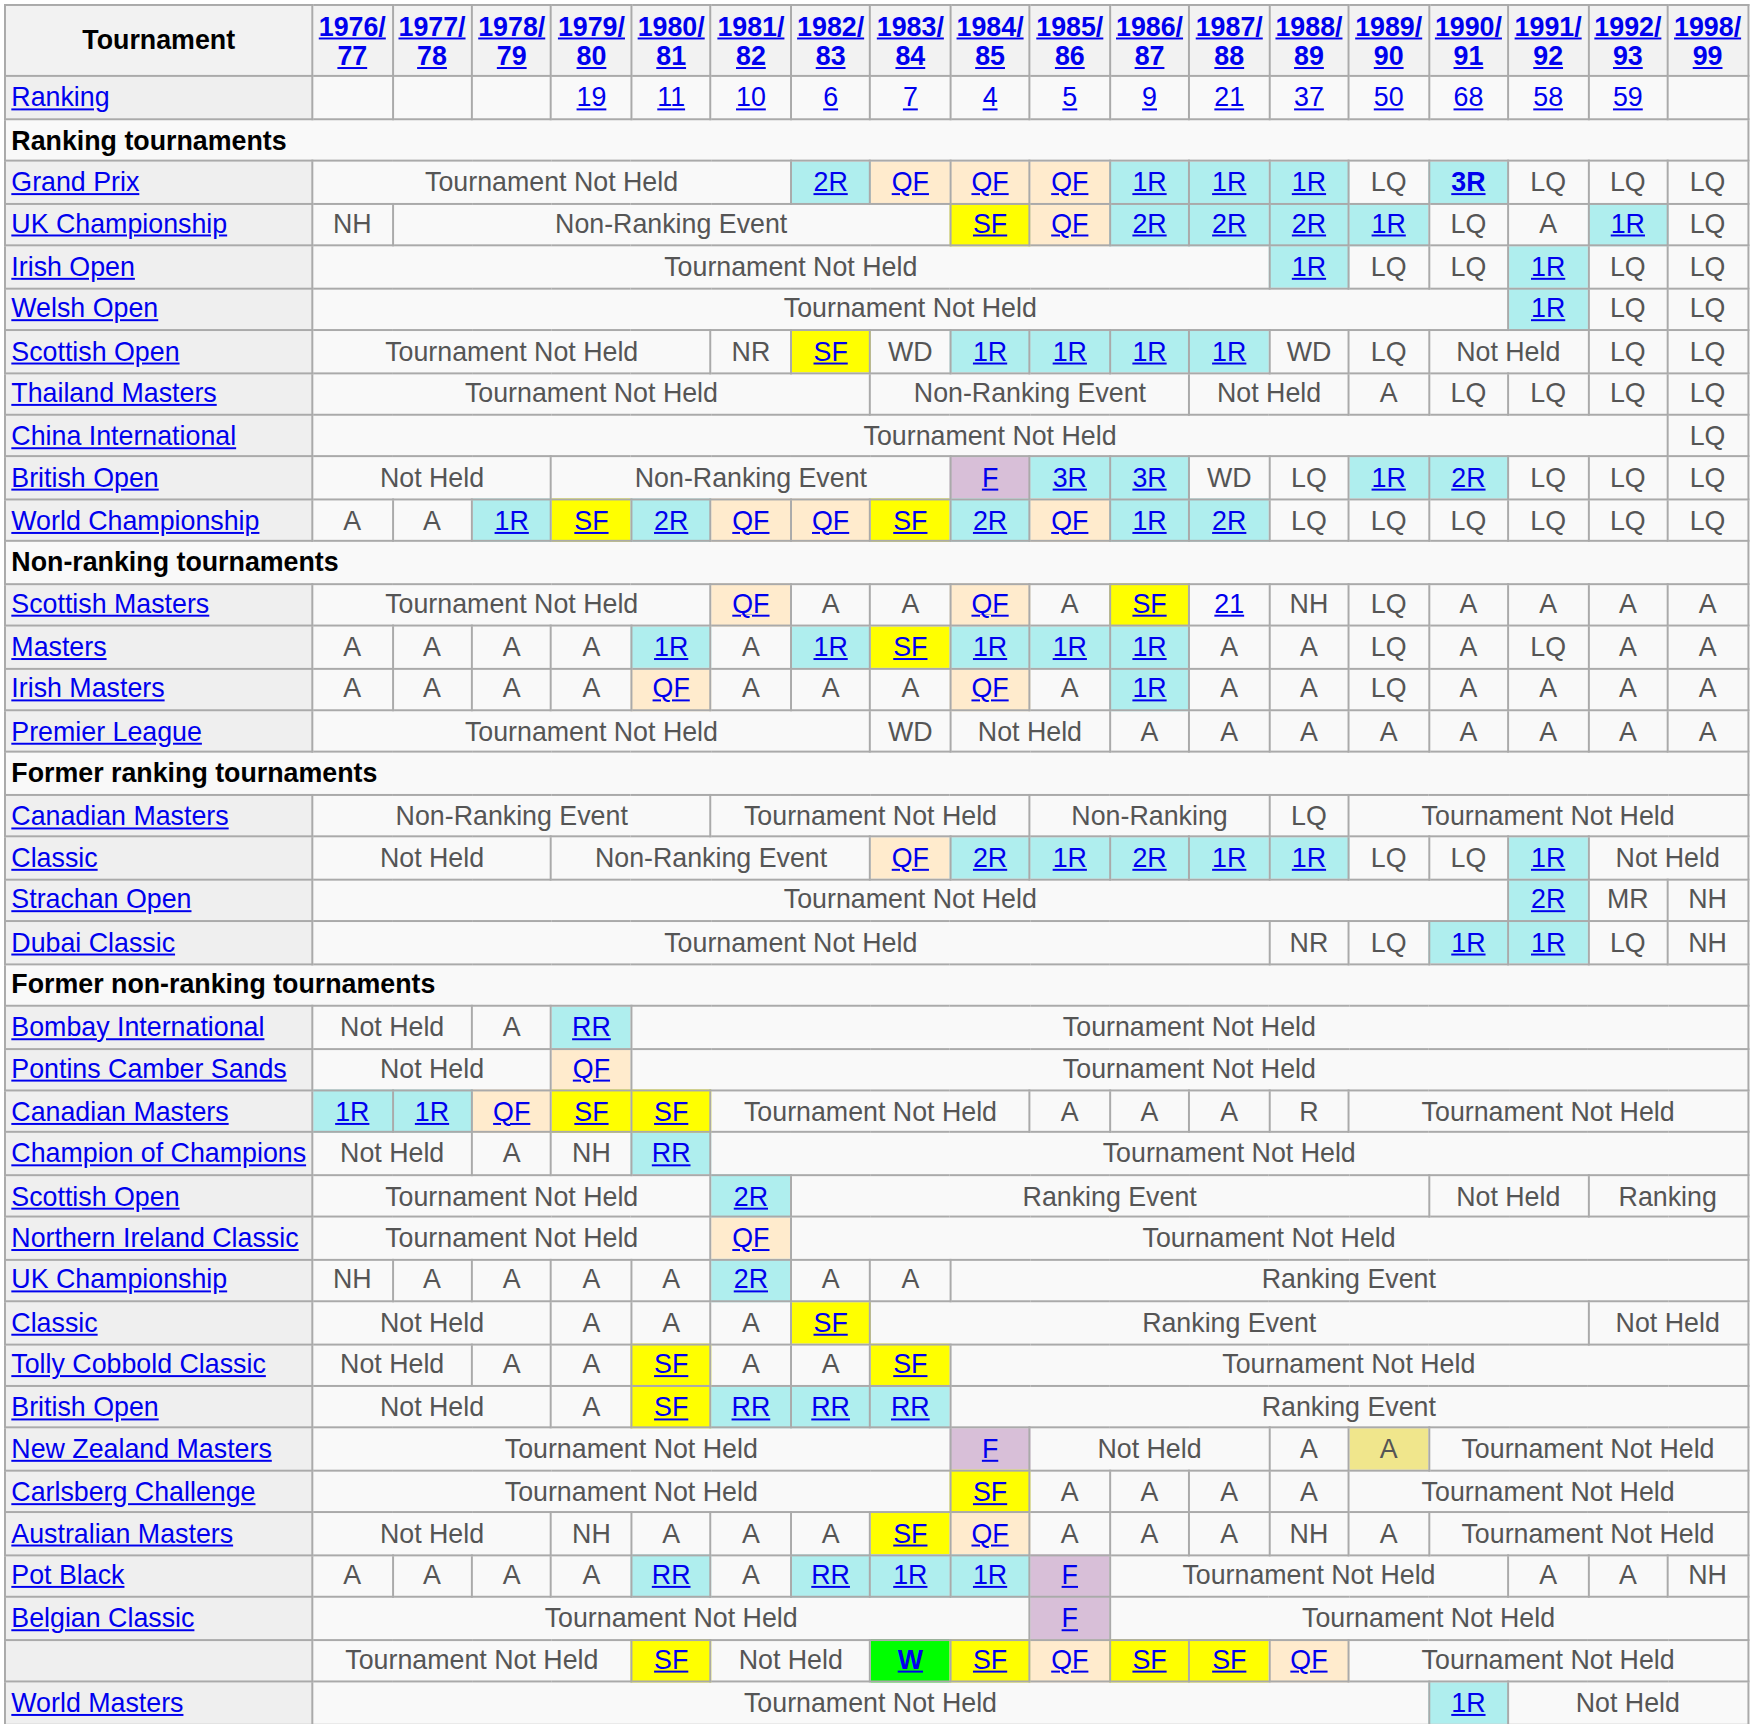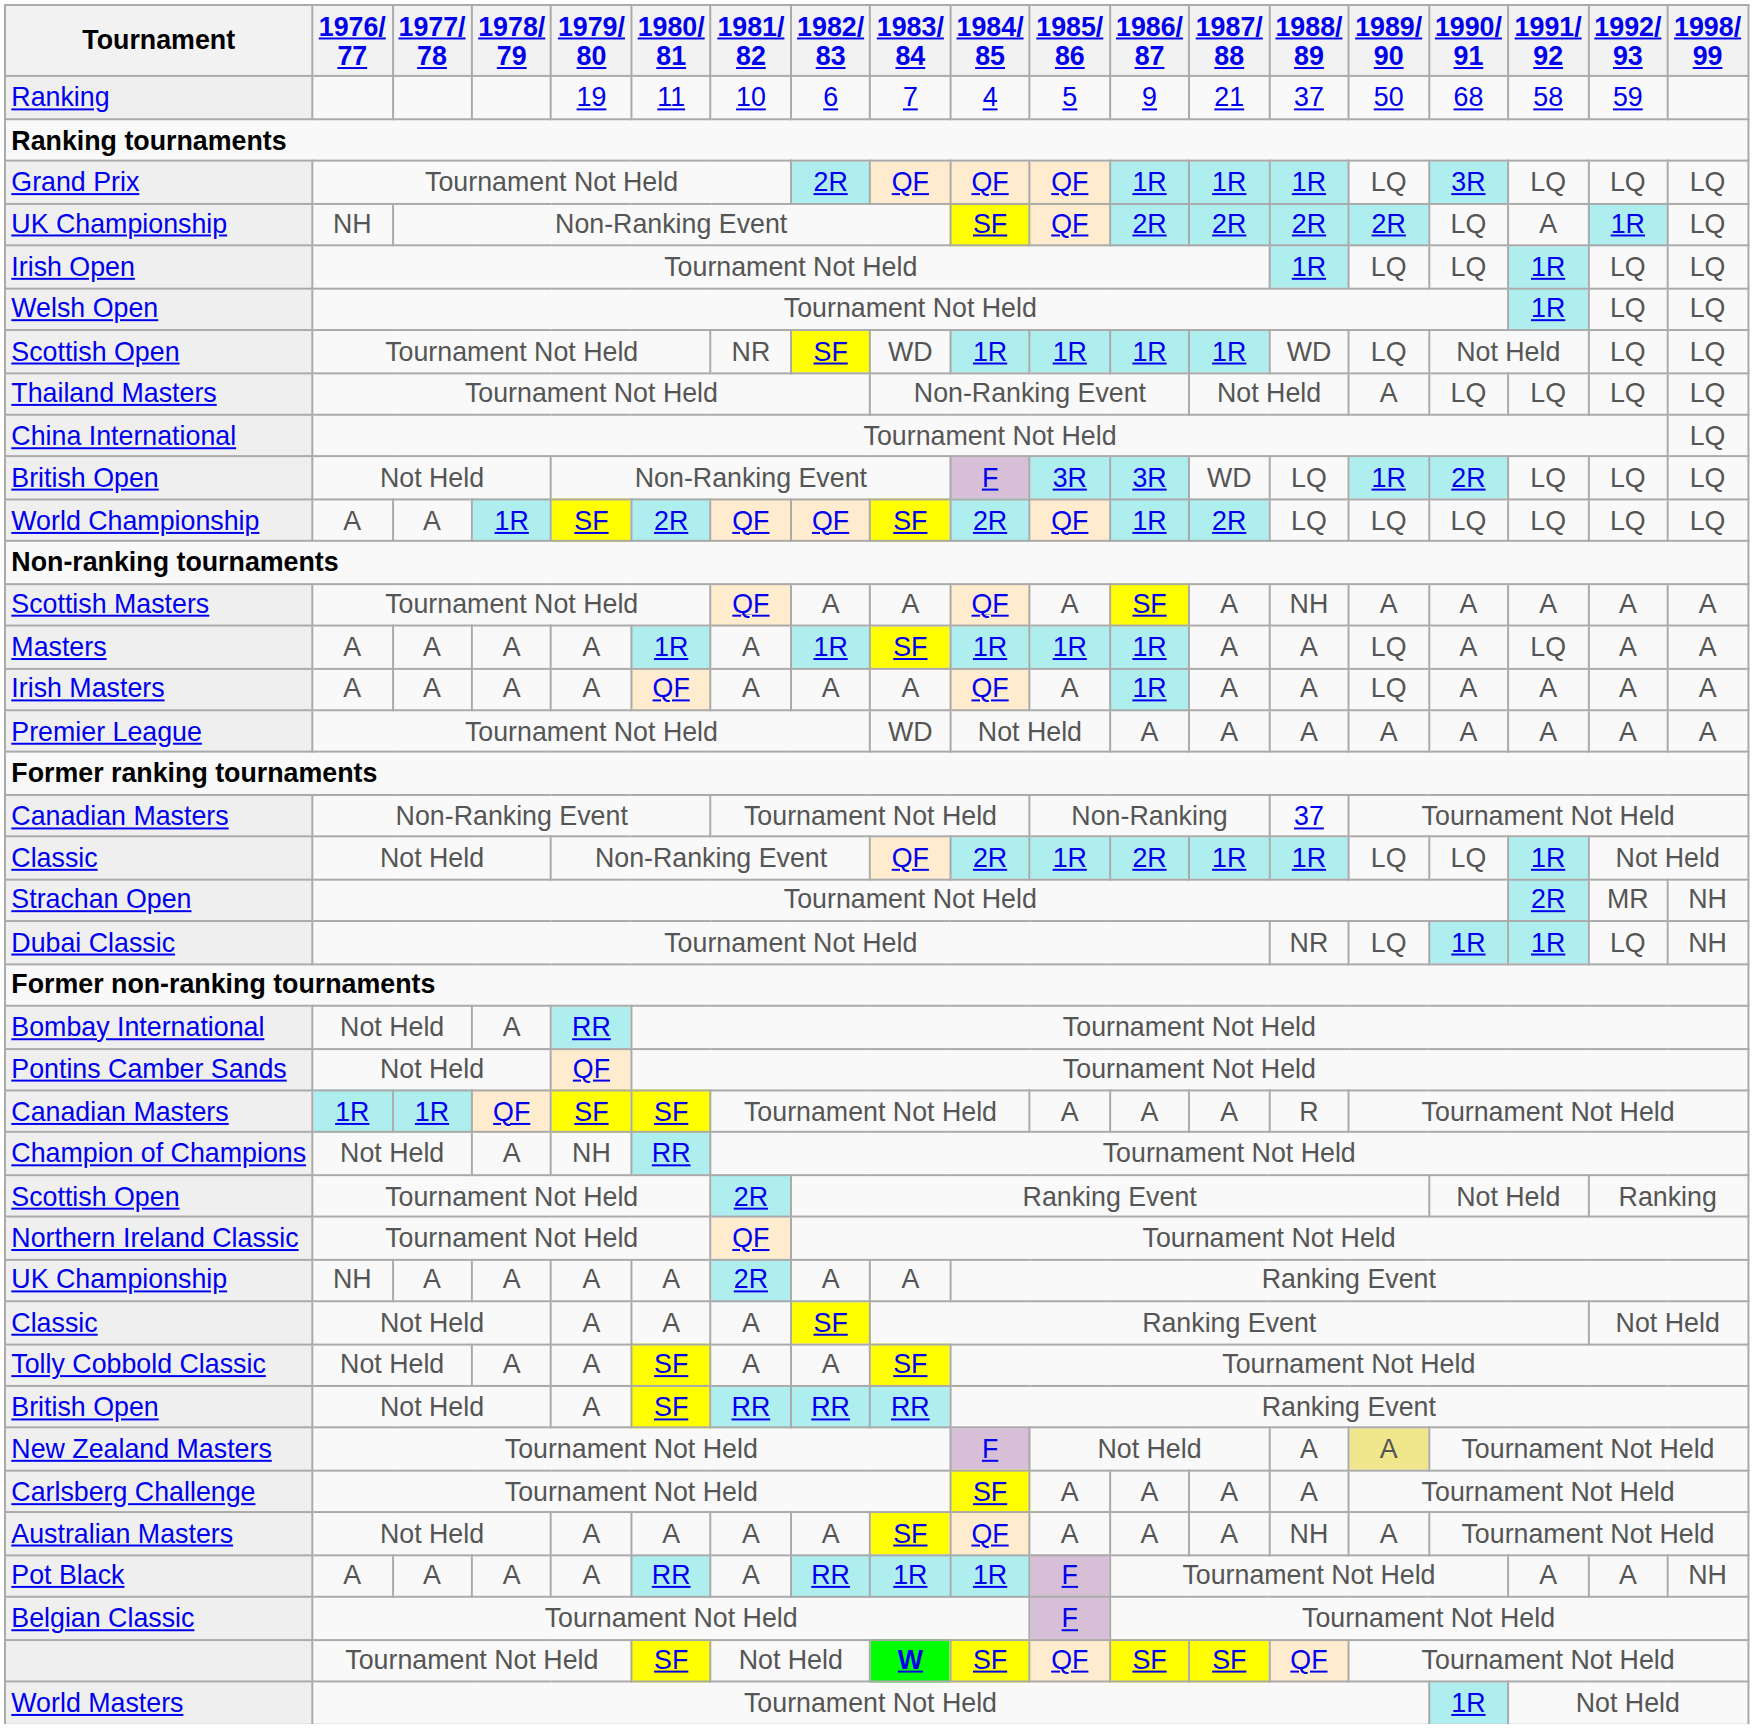(1468, 182) bold -> (1468, 182) normal
(1389, 224) 1R -> (1389, 224) 2R
(1229, 604) 21 -> (1229, 604) A
(1389, 604) LQ -> (1389, 604) A
(1309, 815) LQ -> (1309, 815) 37
(591, 1533) NH -> (591, 1533) A
